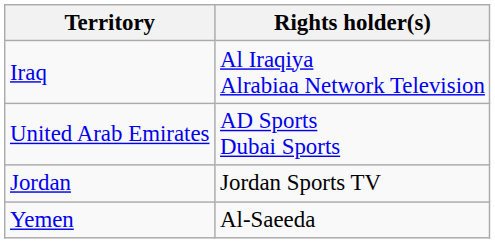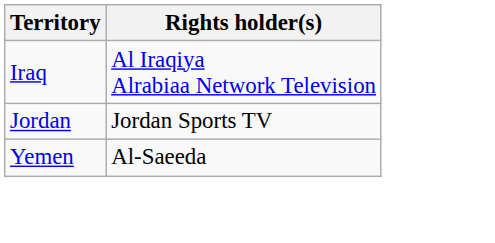- row: (110, 133)
